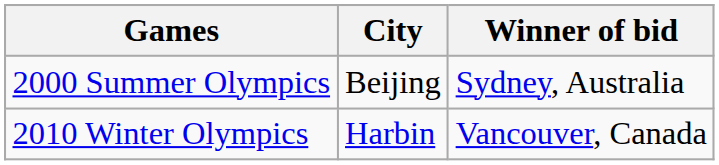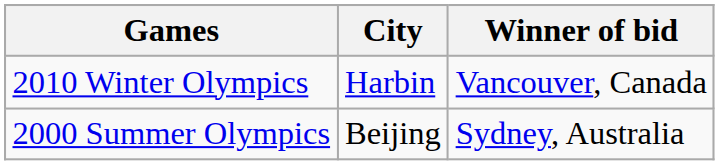rows swapped: (171, 81) <-> (160, 133)
